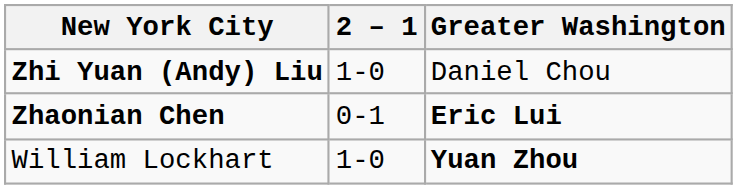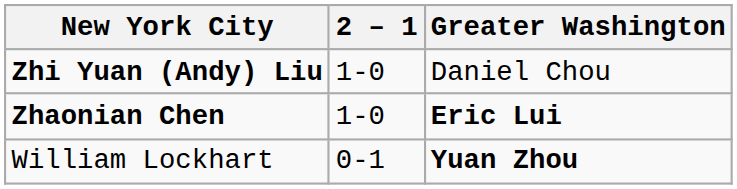(360, 116) 0-1 -> (360, 116) 1-0
(360, 161) 1-0 -> (360, 161) 0-1
